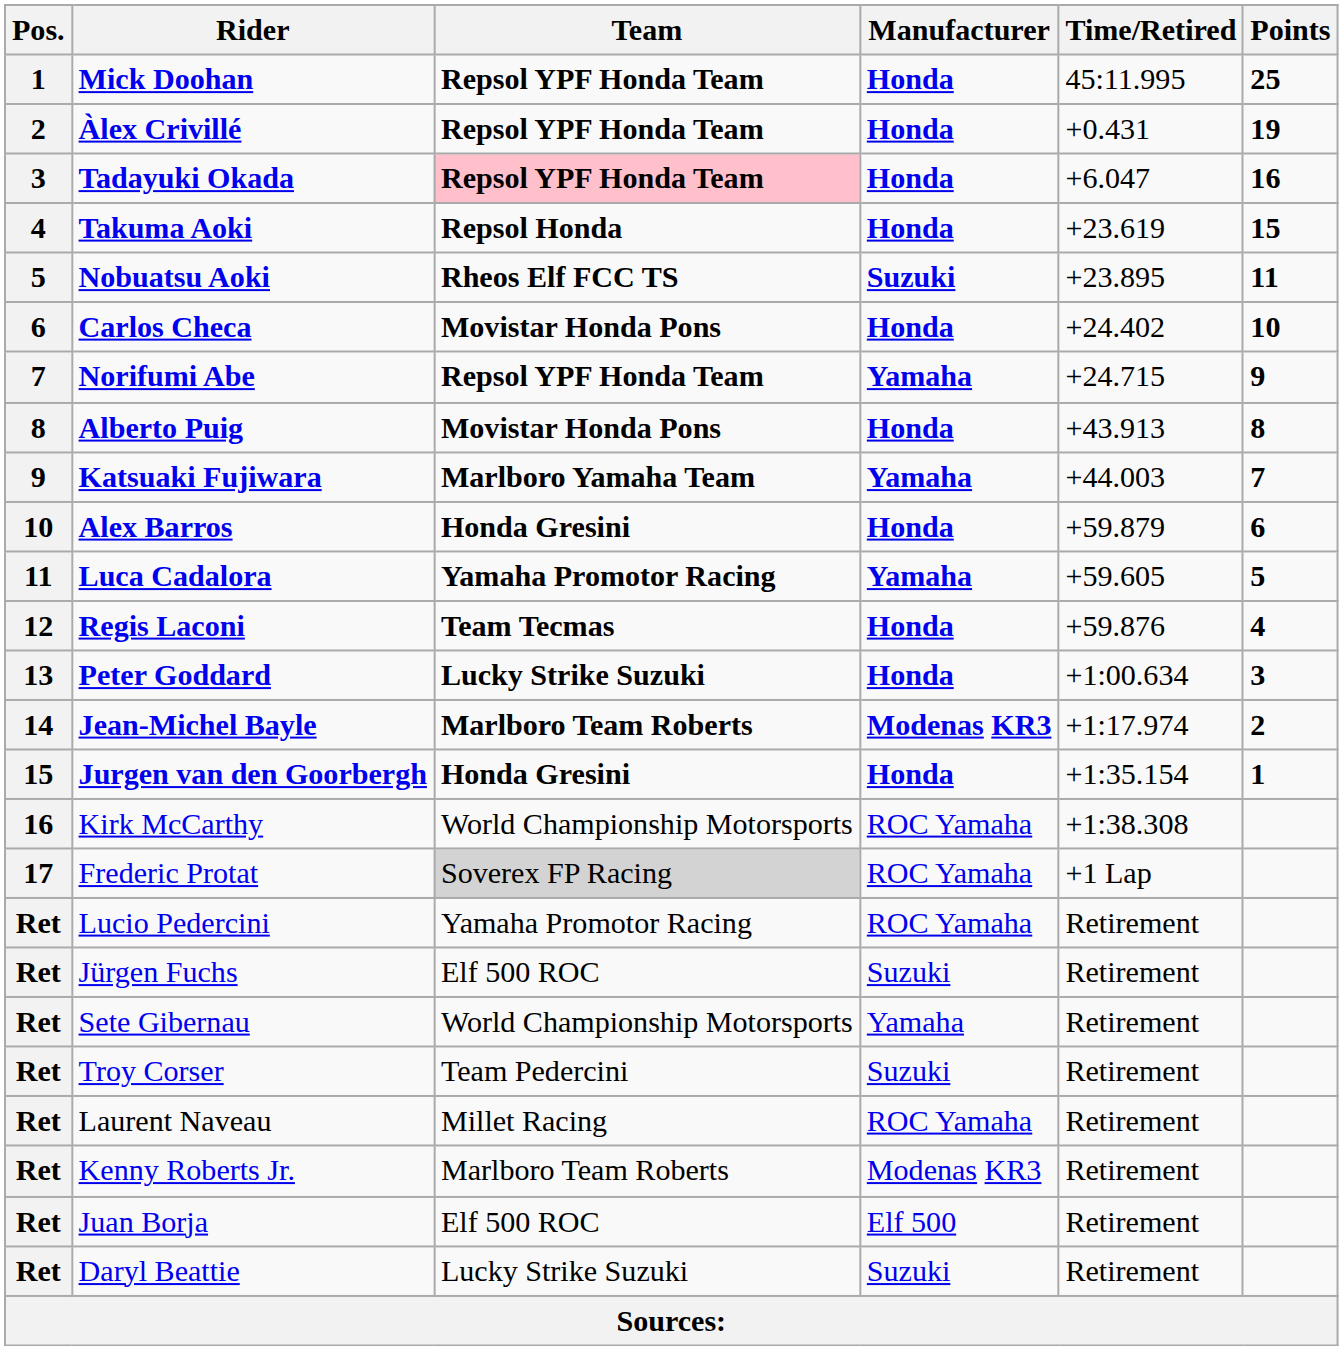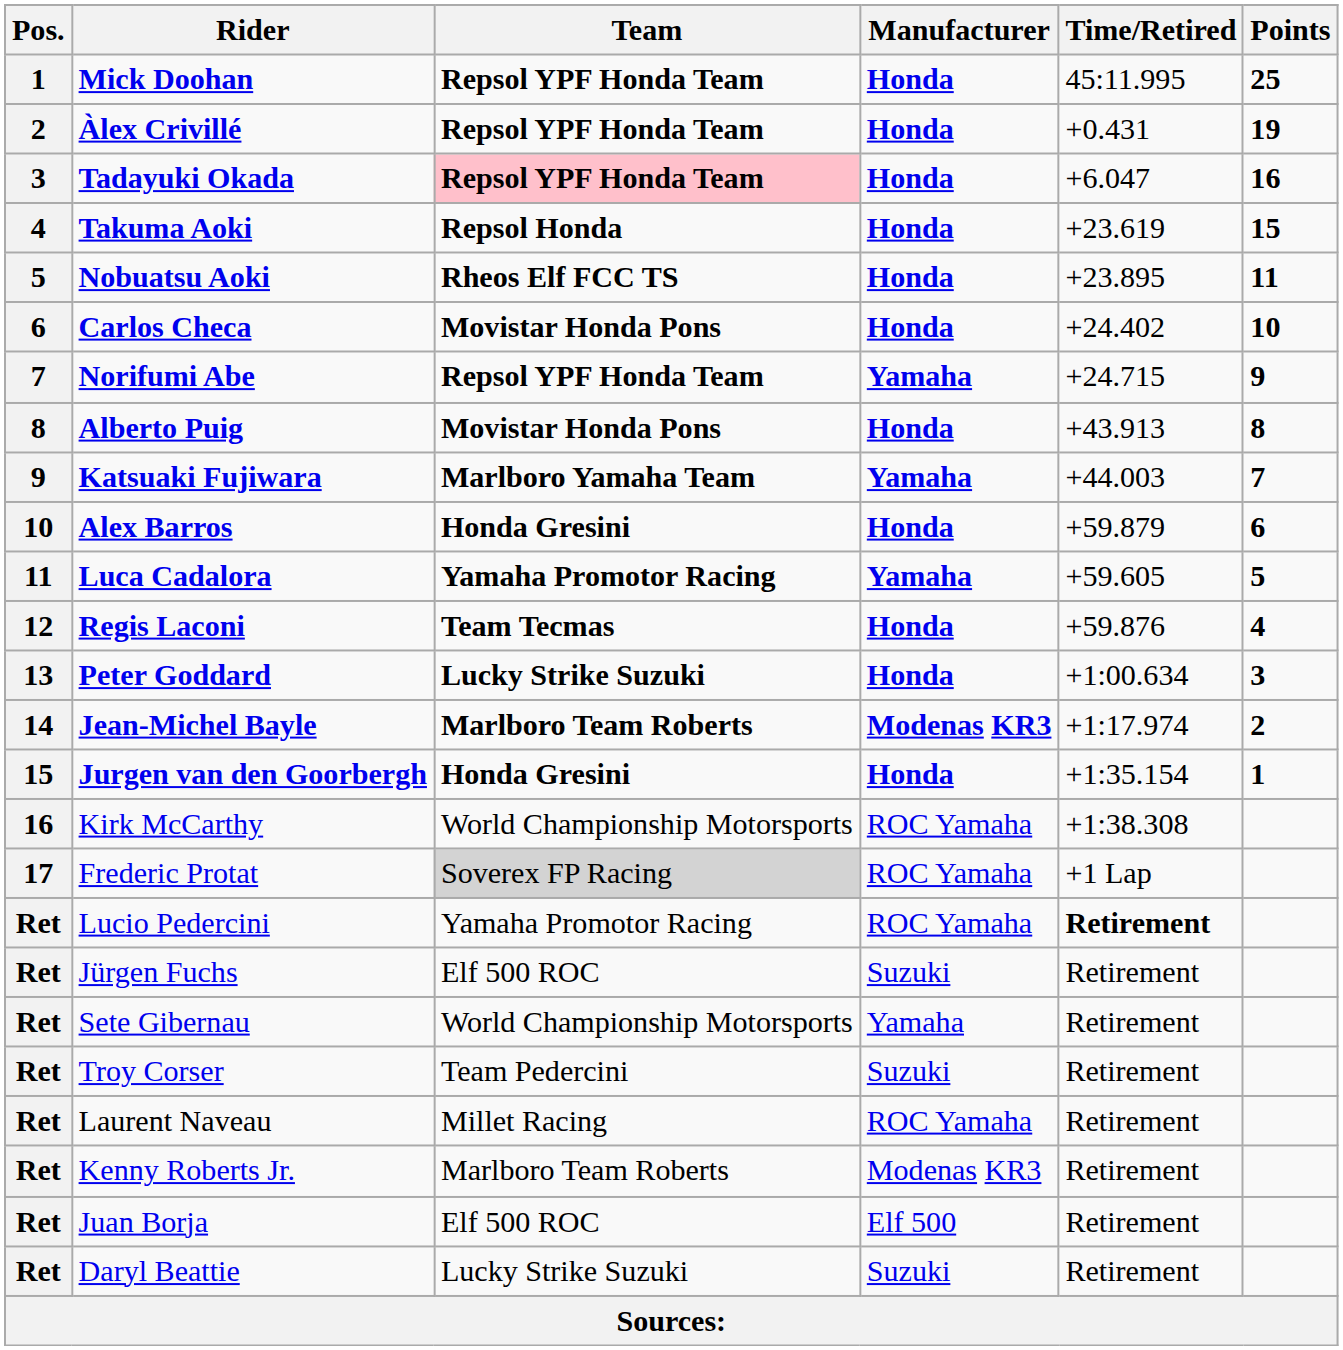(911, 277) Suzuki -> (910, 277) Honda
(1132, 922) normal -> (1138, 922) bold
